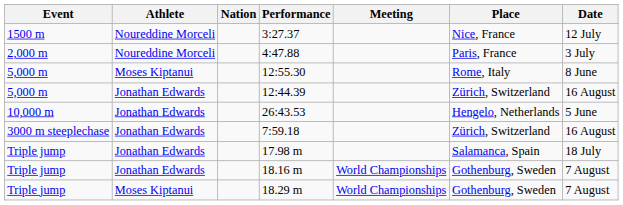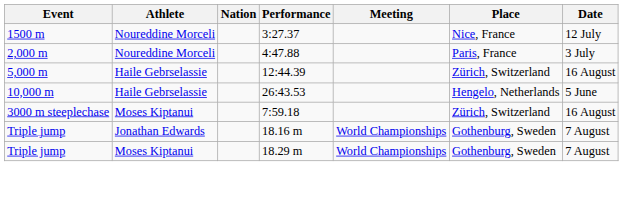- row: (284, 72)
(160, 92) Jonathan Edwards -> (161, 72) Haile Gebrselassie
(160, 111) Jonathan Edwards -> (161, 92) Haile Gebrselassie
(160, 131) Jonathan Edwards -> (154, 111) Moses Kiptanui
- row: (282, 151)
